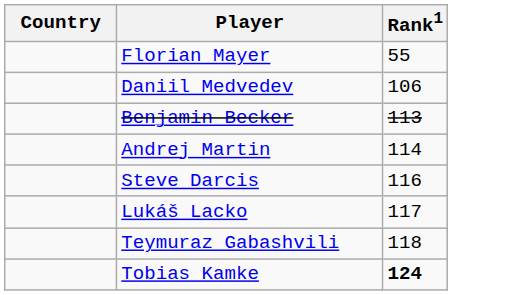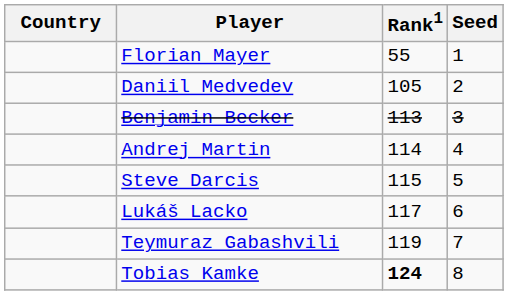+ column: (475, 23)
(405, 87) 106 -> (405, 87) 105
(405, 181) 116 -> (405, 181) 115
(405, 243) 118 -> (405, 243) 119
